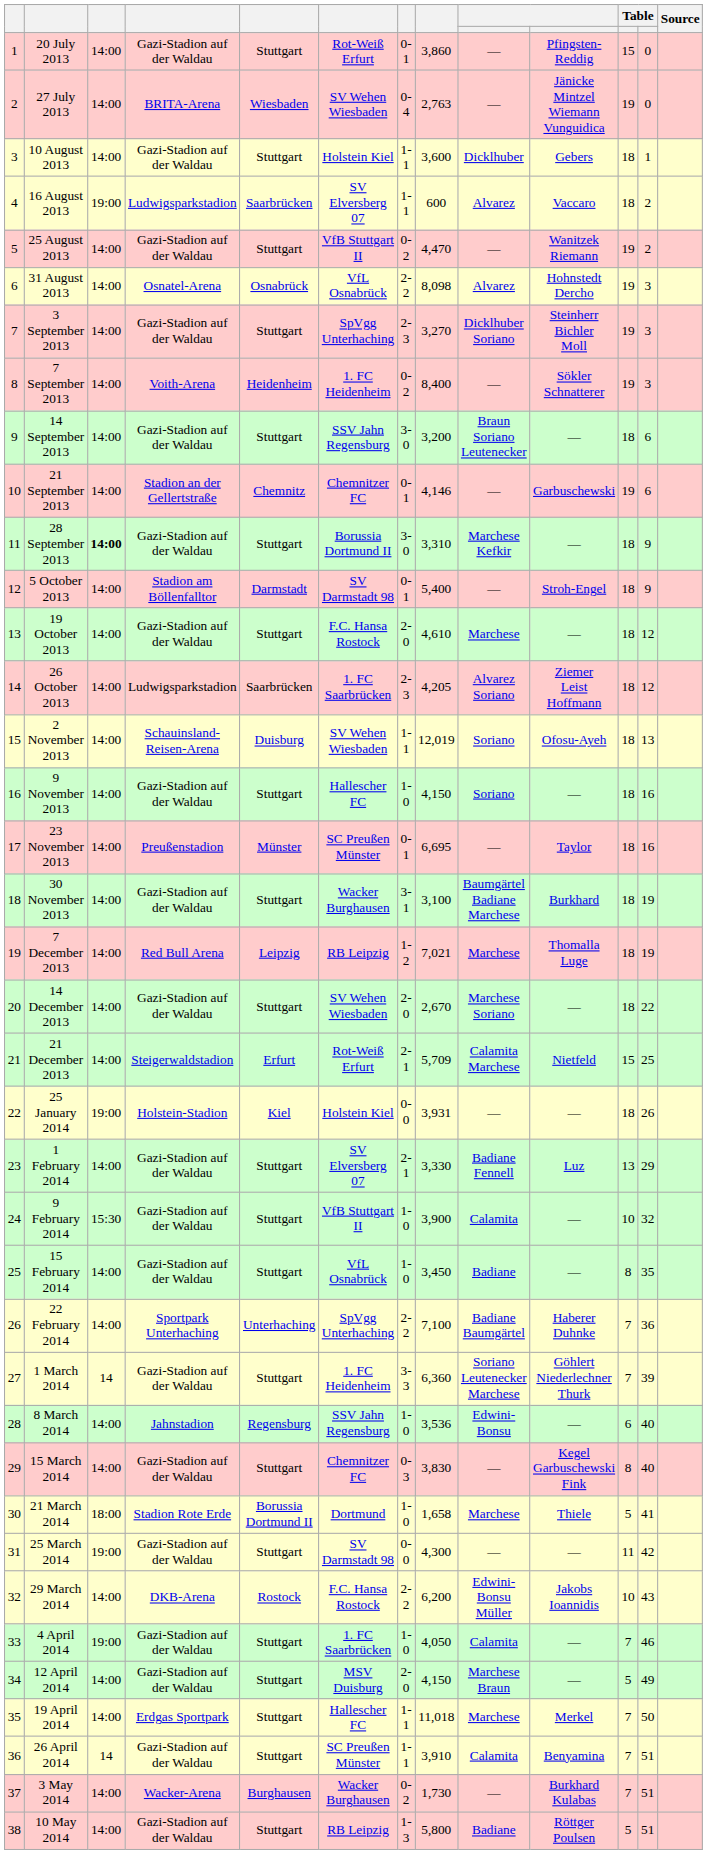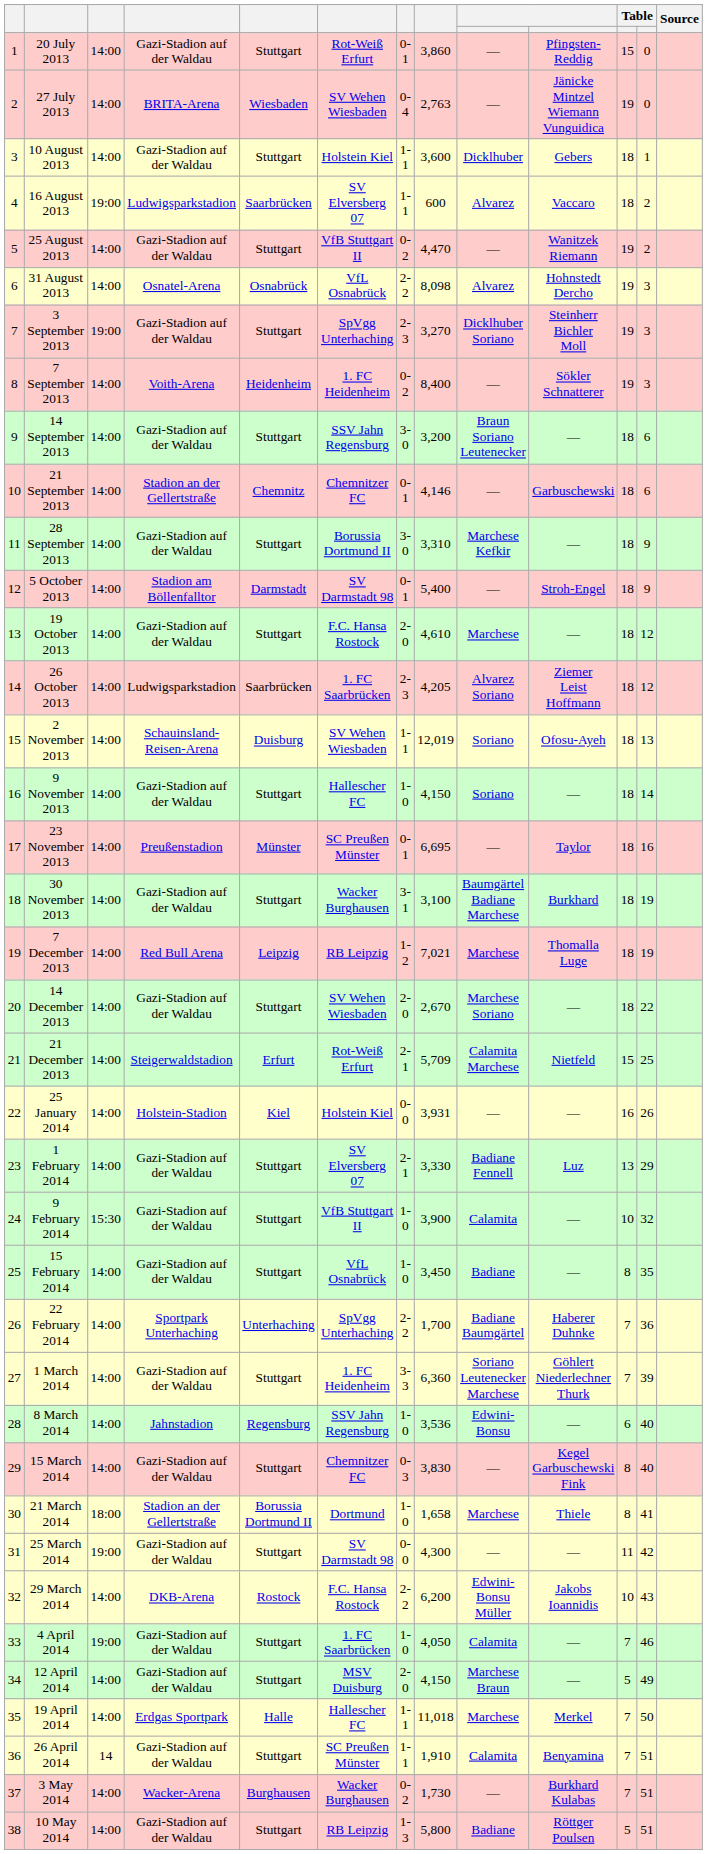(106, 331) 14:00 -> (106, 331) 19:00
(628, 490) 19 -> (627, 490) 18
(106, 543) bold -> (106, 543) normal
(648, 793) 16 -> (647, 793) 14
(106, 1112) 19:00 -> (106, 1112) 14:00
(628, 1112) 18 -> (627, 1112) 16
(436, 1325) 7,100 -> (436, 1325) 1,700
(106, 1378) 14 -> (106, 1378) 14:00
(182, 1514) Stadion Rote Erde -> (182, 1514) Stadion an der Gellertstraße
(628, 1514) 5 -> (627, 1514) 8
(279, 1717) Stuttgart -> (278, 1717) Halle
(436, 1755) 3,910 -> (436, 1755) 1,910
